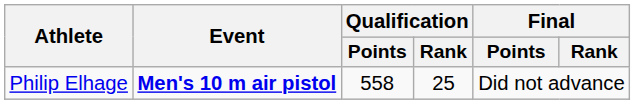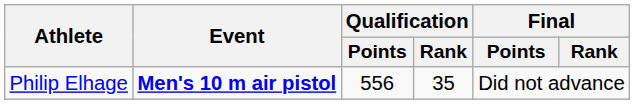(377, 83) 558 -> (377, 83) 556
(443, 83) 25 -> (443, 83) 35
